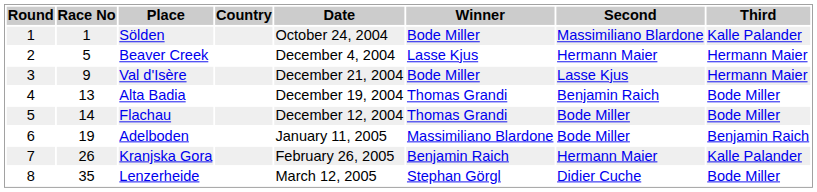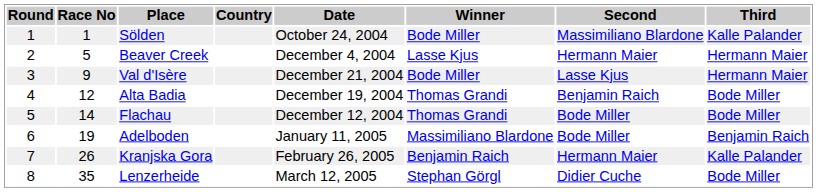(87, 95) 13 -> (87, 95) 12
